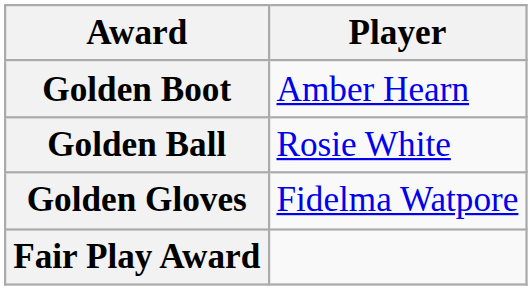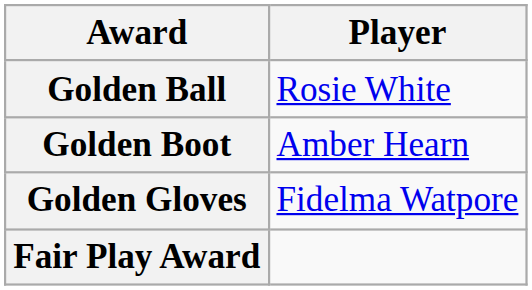rows swapped: (137, 144) <-> (137, 88)
